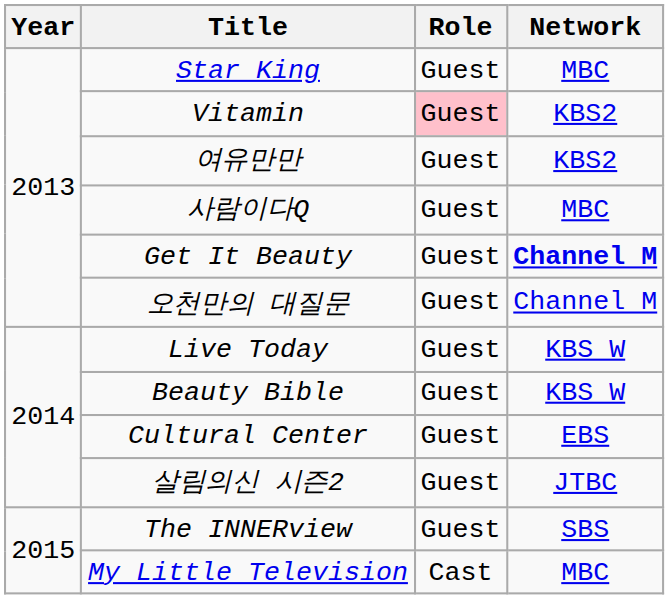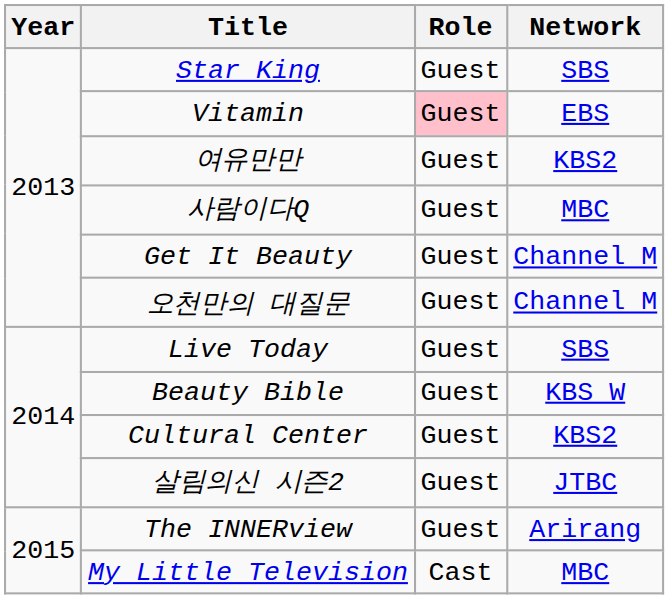(585, 70) MBC -> (585, 70) SBS
(585, 114) KBS2 -> (585, 114) EBS
(585, 256) bold -> (585, 256) normal
(585, 349) KBS W -> (585, 349) SBS
(585, 436) EBS -> (585, 436) KBS2
(585, 529) SBS -> (585, 529) Arirang
